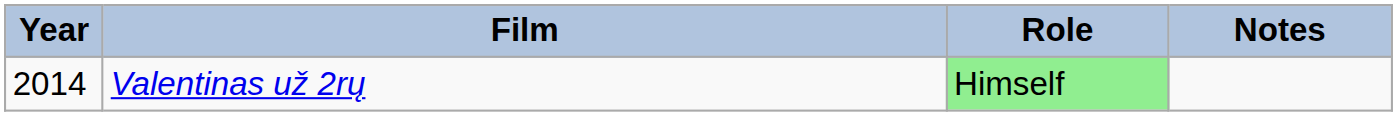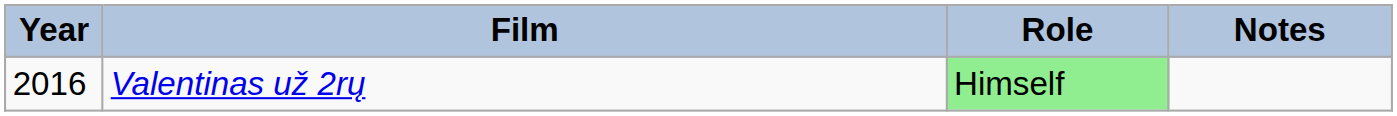(50, 83) 2014 -> (50, 83) 2016
